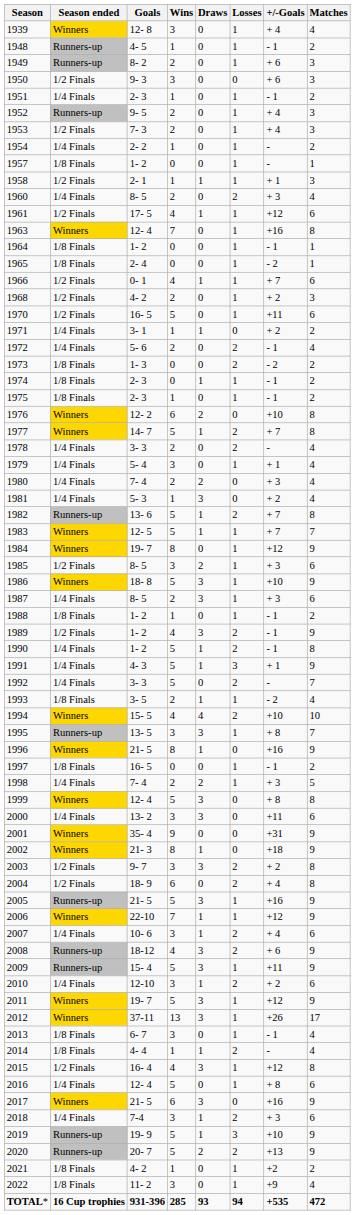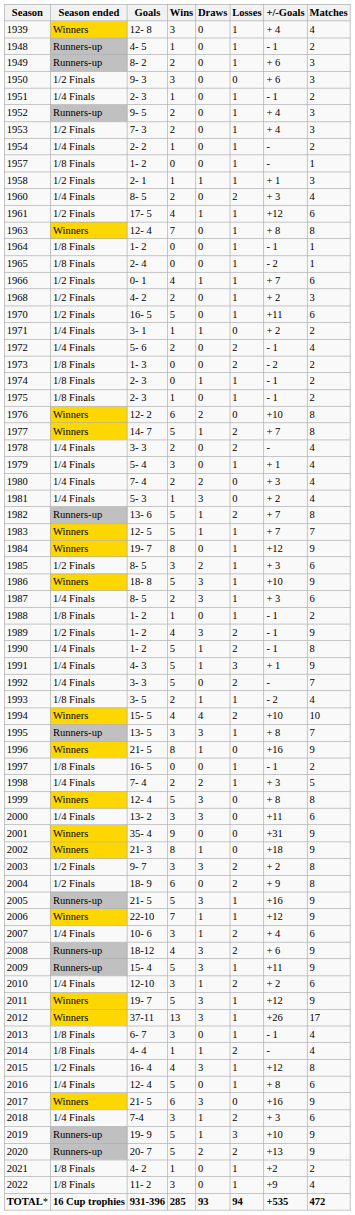(275, 230) +16 -> (273, 230) + 8
(273, 883) + 4 -> (273, 883) + 9
